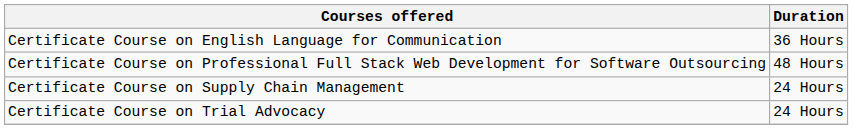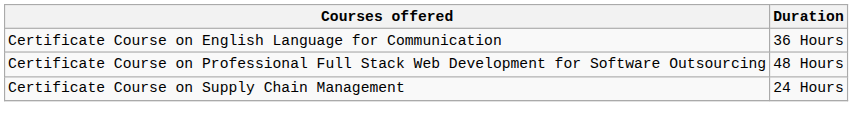- row: (167, 112)
